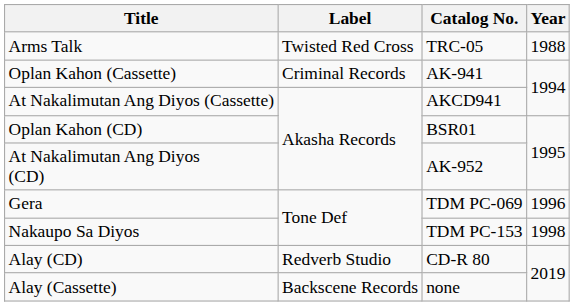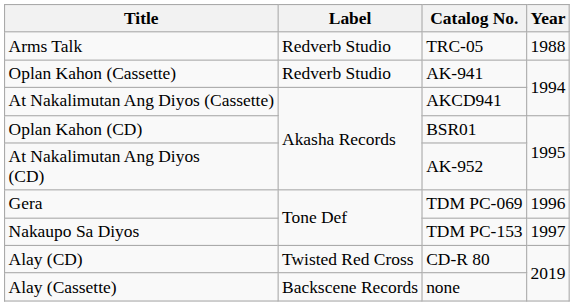(348, 45) Twisted Red Cross -> (337, 45) Redverb Studio
(344, 73) Criminal Records -> (337, 73) Redverb Studio
(548, 231) 1998 -> (548, 231) 1997
(337, 259) Redverb Studio -> (348, 259) Twisted Red Cross
